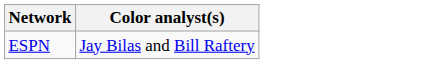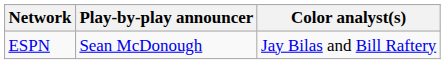+ column: (166, 17)
